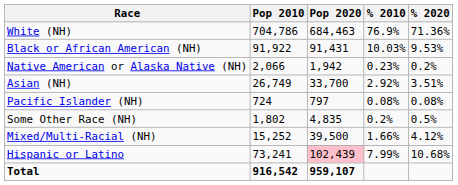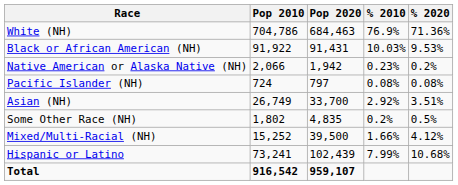rows swapped: (39, 84) <-> (75, 101)
(332, 154) pink background -> (332, 154) no background
